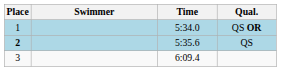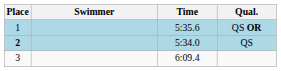(187, 27) 5:34.0 -> (187, 27) 5:35.6
(187, 43) 5:35.6 -> (187, 43) 5:34.0
